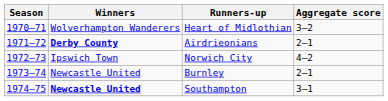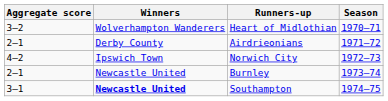columns swapped: (26, 12) <-> (338, 12)
(84, 42) bold -> (129, 42) normal
